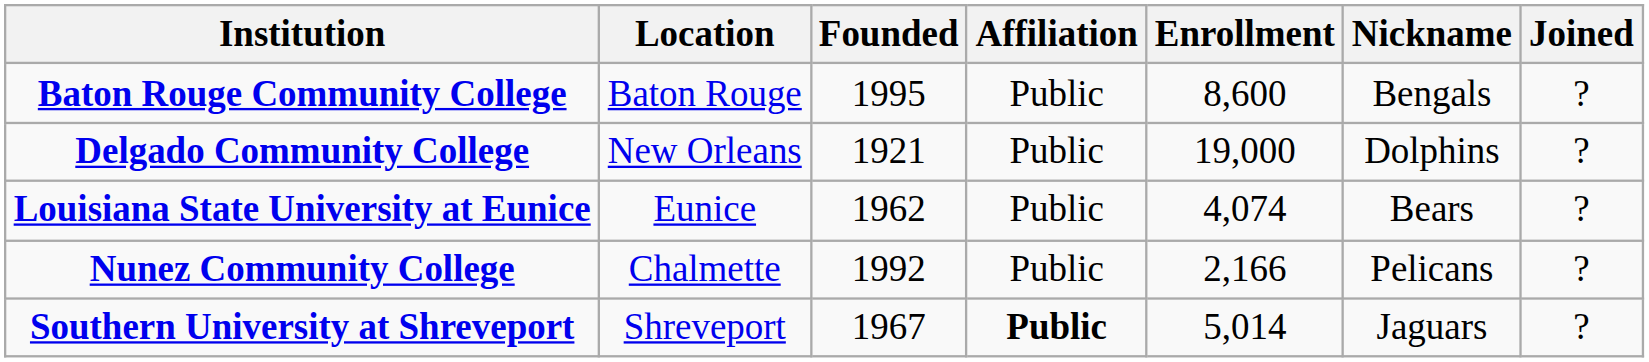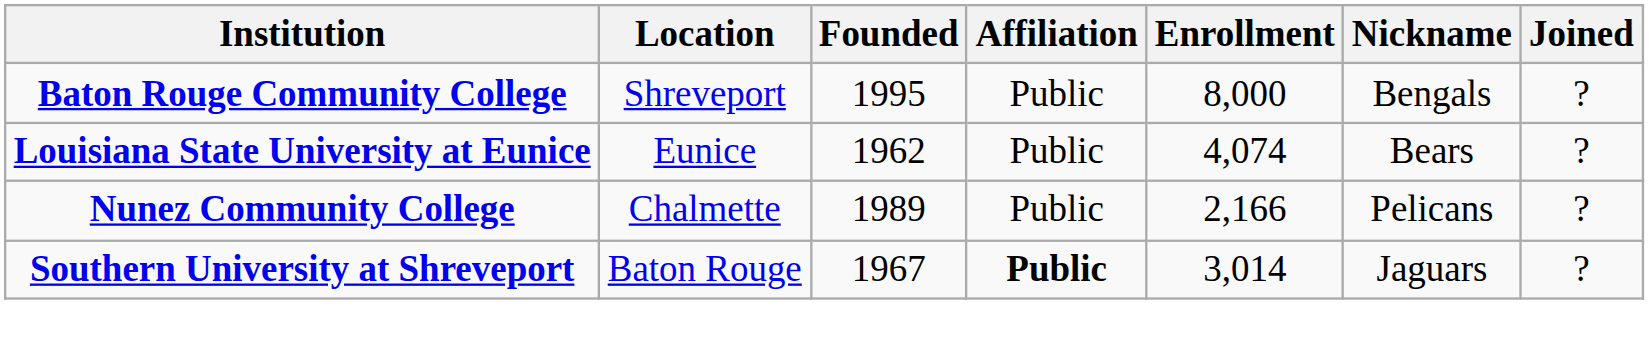(705, 92) Baton Rouge -> (705, 92) Shreveport
(1245, 92) 8,600 -> (1245, 92) 8,000
- row: (302, 151)
(889, 268) 1992 -> (889, 209) 1989
(705, 326) Shreveport -> (705, 268) Baton Rouge
(1245, 326) 5,014 -> (1245, 268) 3,014
